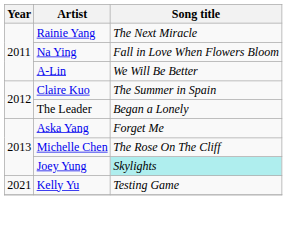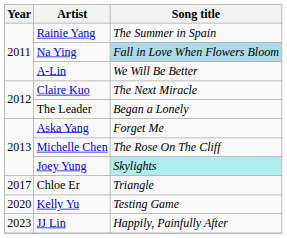(155, 33) The Next Miracle -> (165, 33) The Summer in Spain
(196, 52) no background -> (196, 52) lightblue background
(165, 90) The Summer in Spain -> (155, 90) The Next Miracle
+ row: (58, 185)
(19, 185) 2021 -> (19, 204) 2020
+ row: (51, 223)
